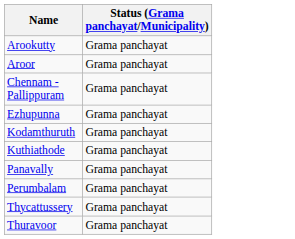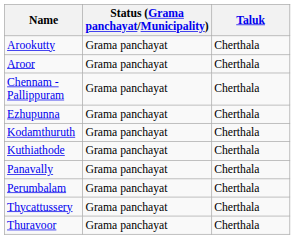+ column: (251, 20)
